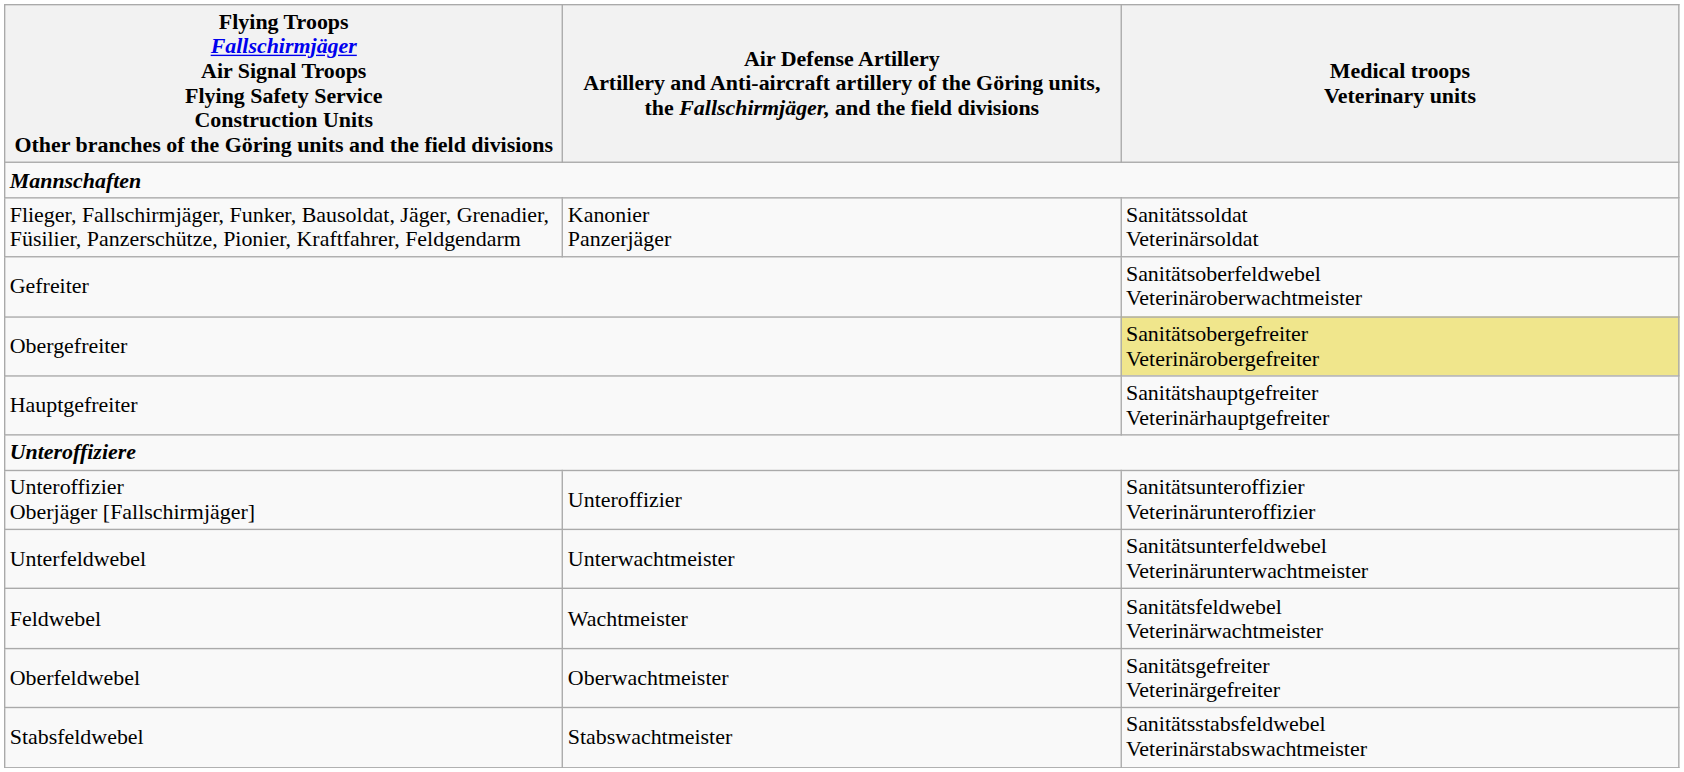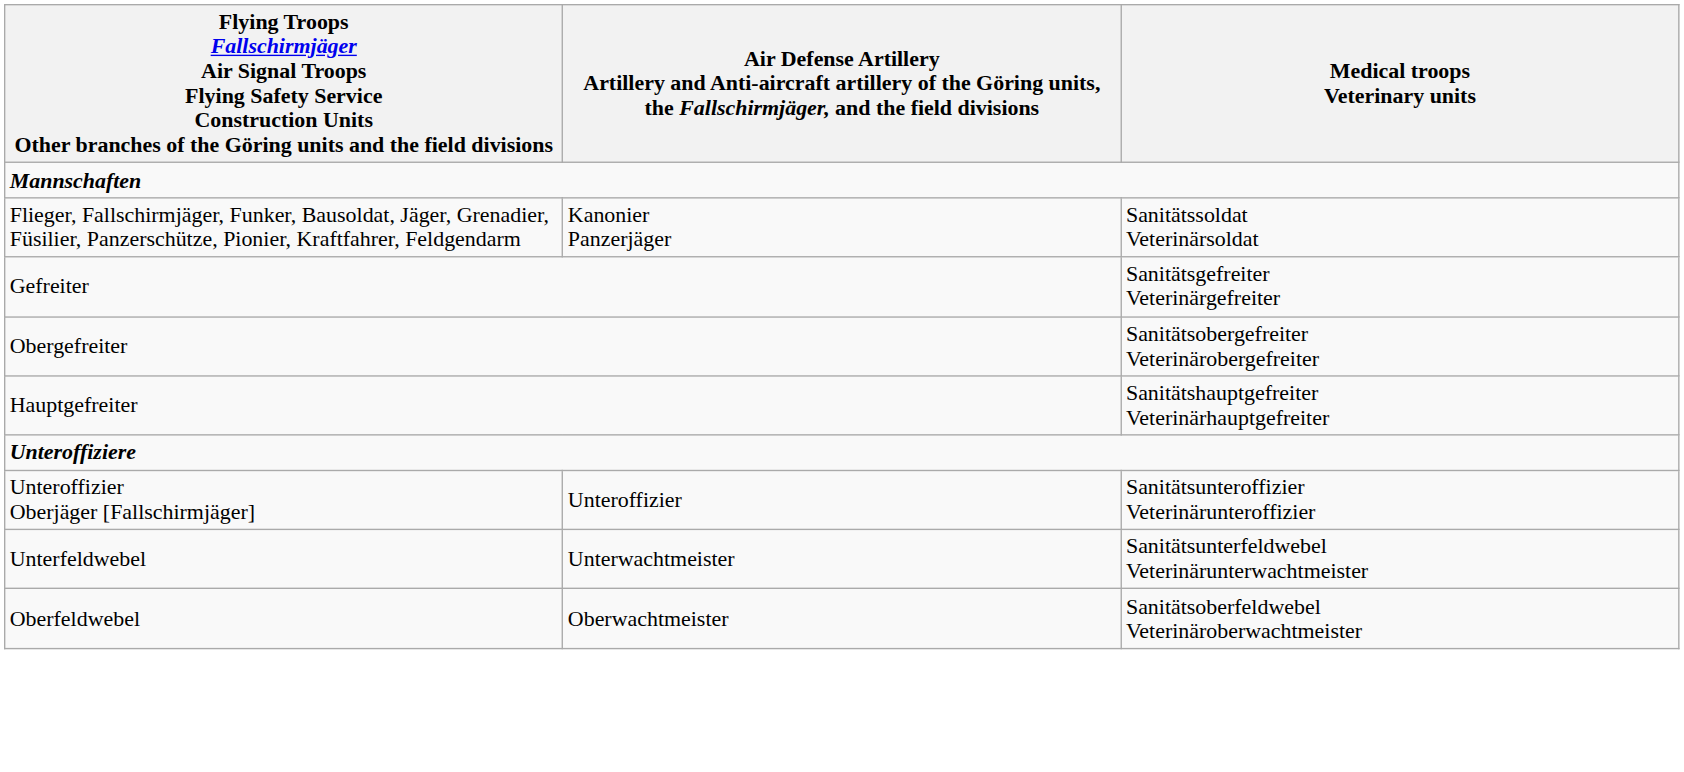(1244, 286) Sanitätsoberfeldwebel Veterinäroberwachtmeister -> (1203, 286) Sanitätsgefreiter Veterinärgefreiter
(1222, 345) khaki background -> (1222, 345) no background
- row: (55, 618)
(1203, 677) Sanitätsgefreiter Veterinärgefreiter -> (1244, 618) Sanitätsoberfeldwebel Veterinäroberwachtmeister
- row: (77, 737)
